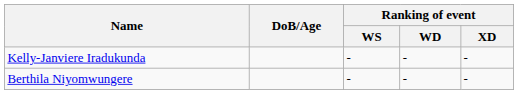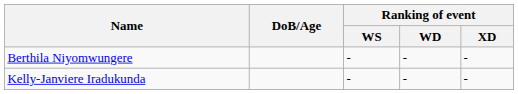rows swapped: (76, 57) <-> (70, 79)
